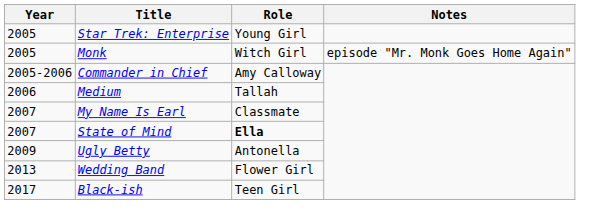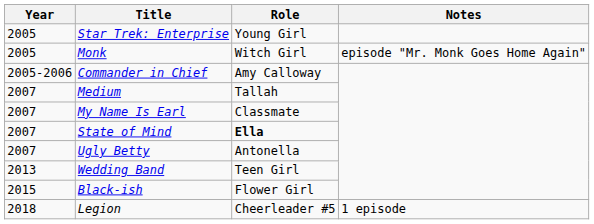(22, 92) 2006 -> (22, 92) 2007
(22, 151) 2009 -> (22, 151) 2007
(274, 170) Flower Girl -> (267, 170) Teen Girl
(22, 190) 2017 -> (22, 190) 2015
(267, 190) Teen Girl -> (274, 190) Flower Girl
+ row: (99, 209)
